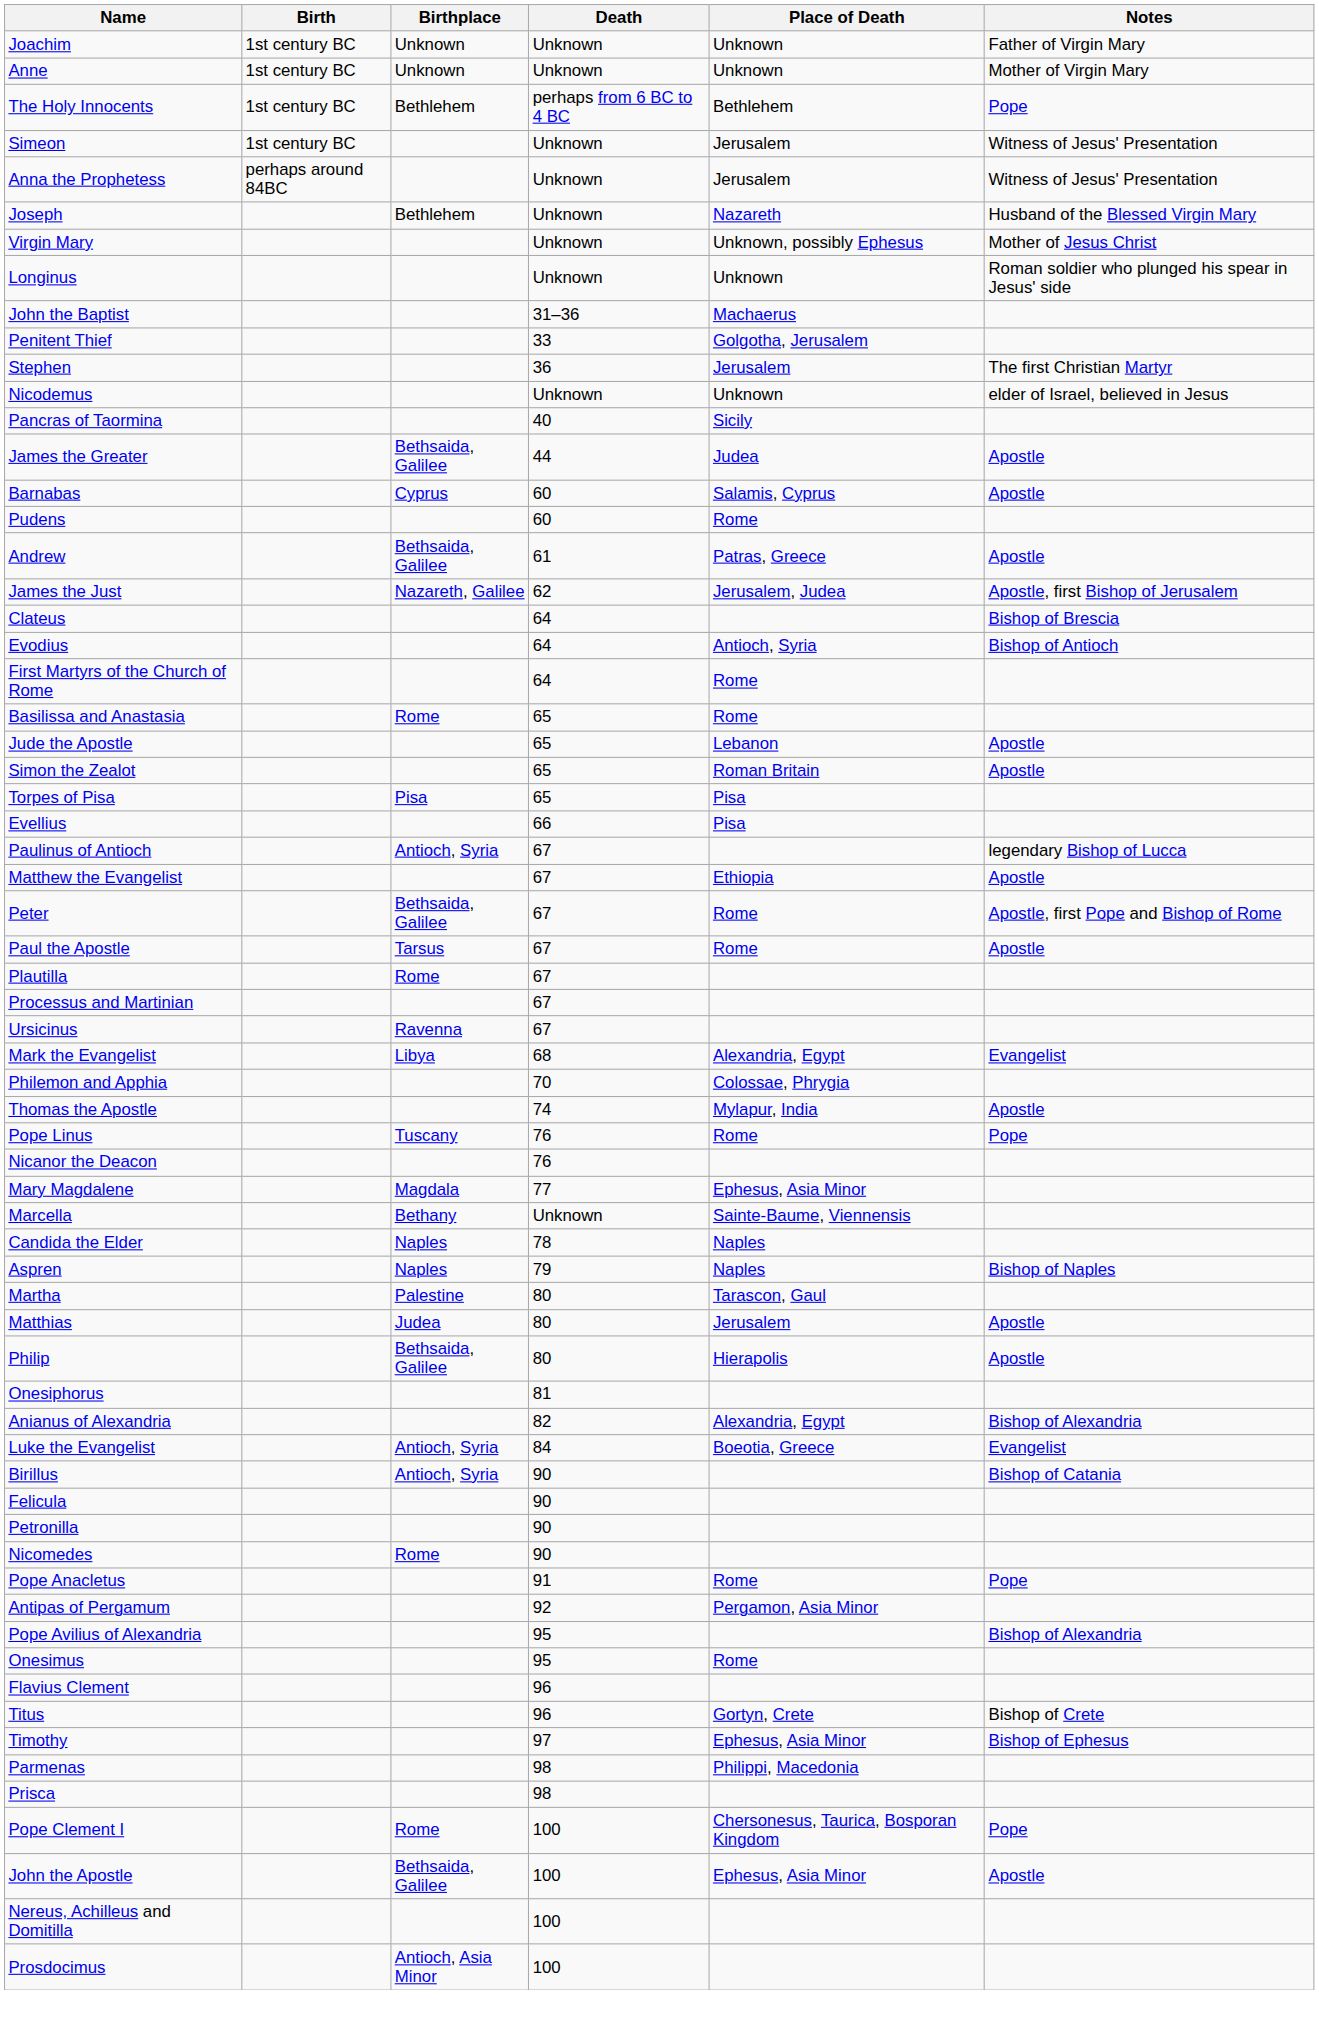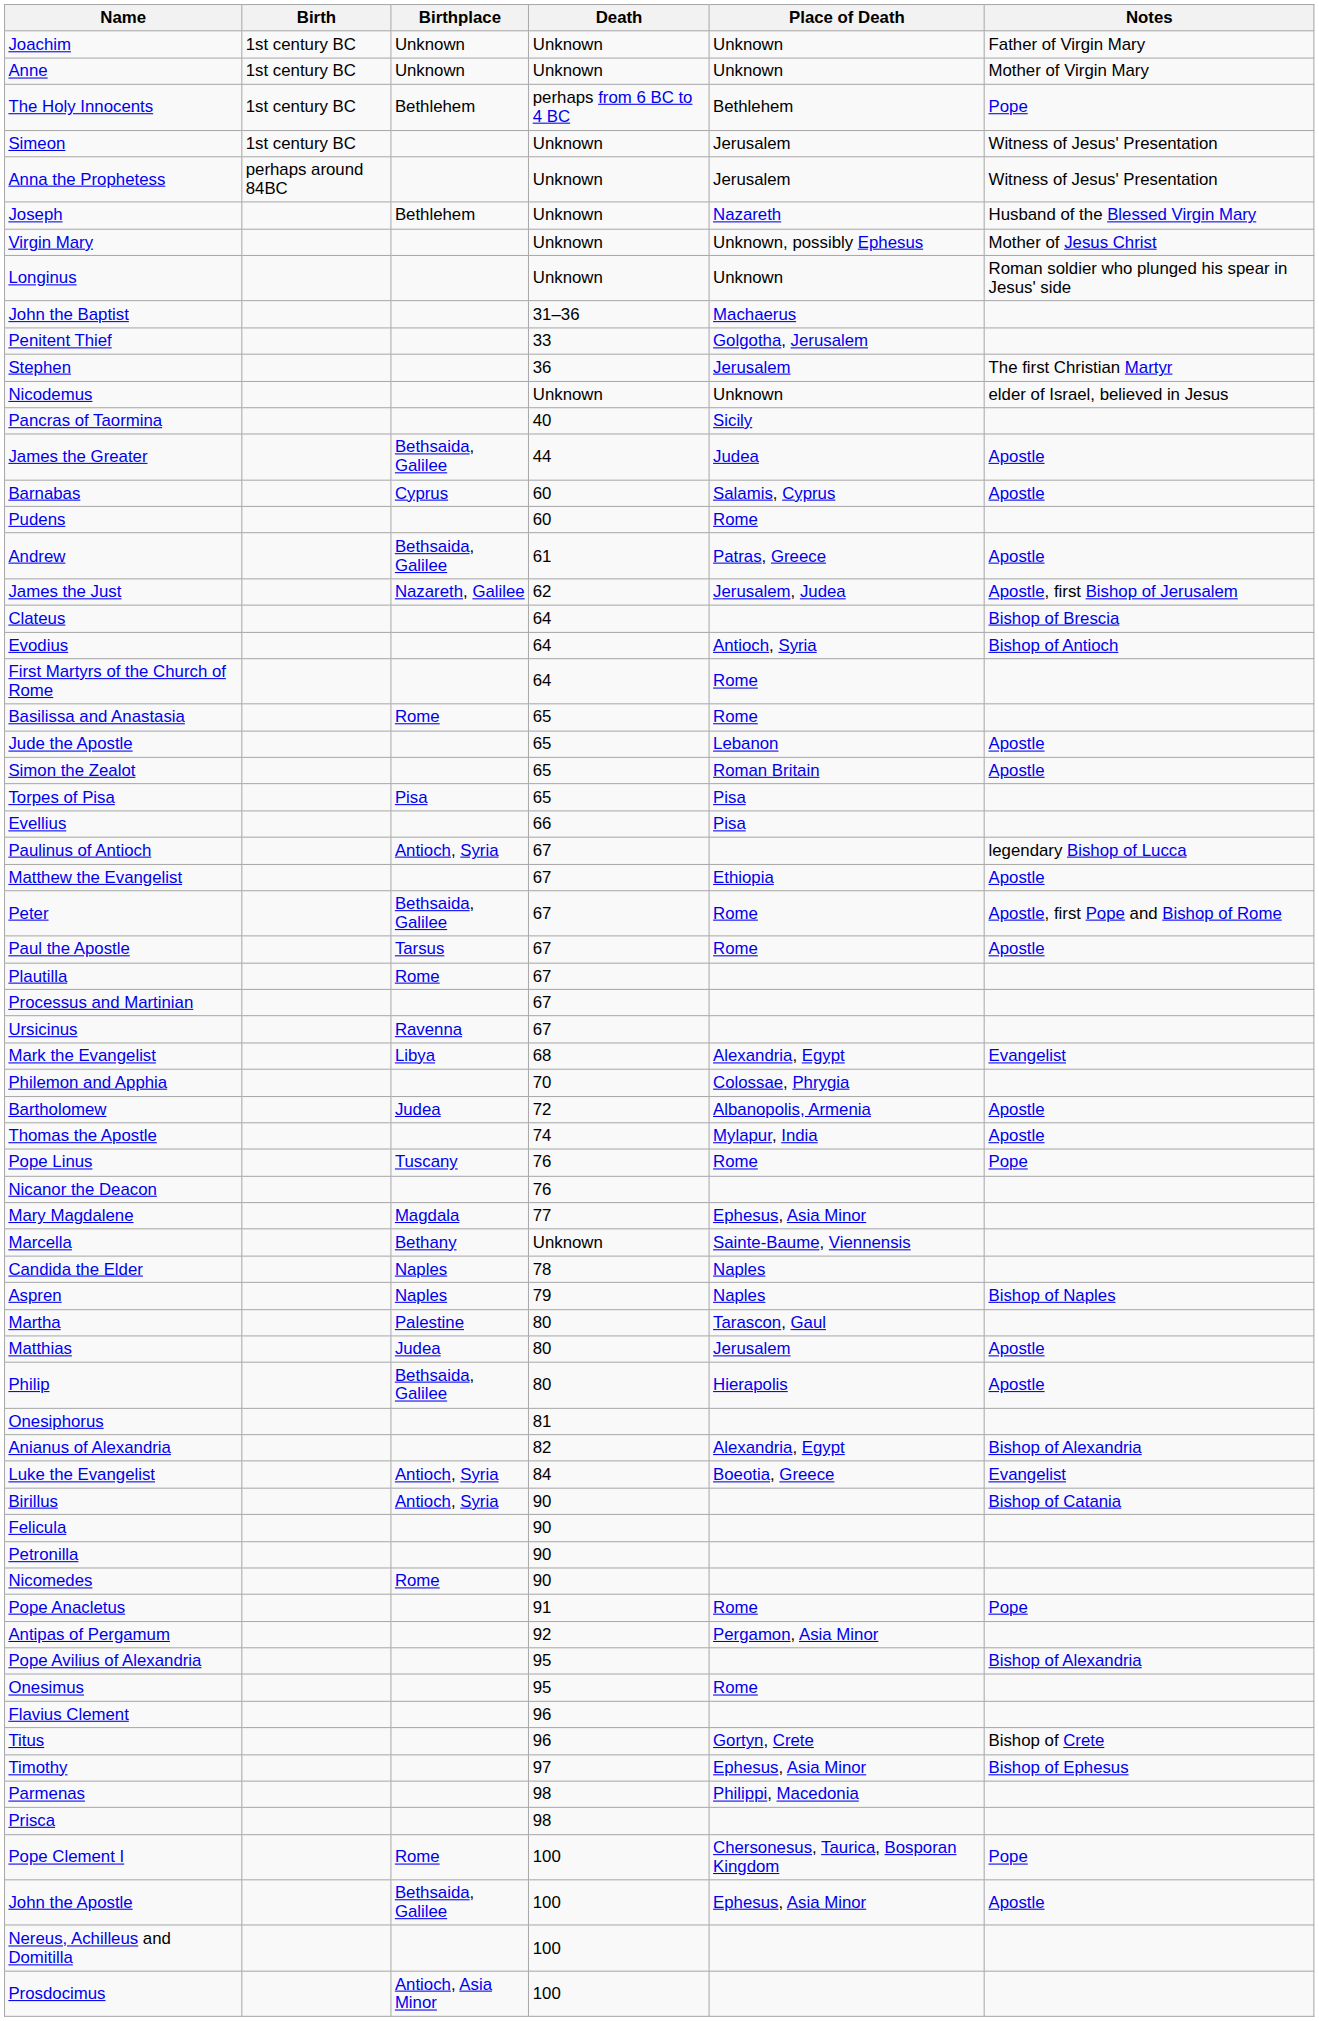+ row: (57, 1109)
